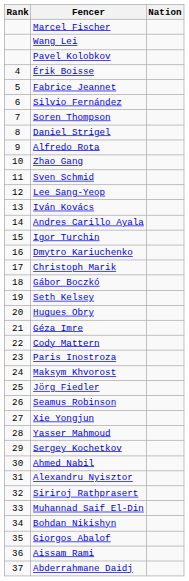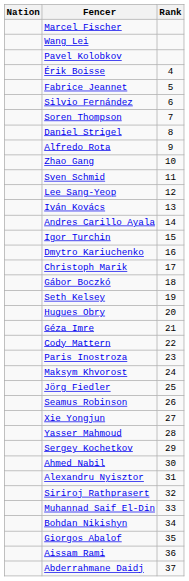columns swapped: (18, 12) <-> (165, 12)
